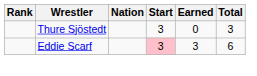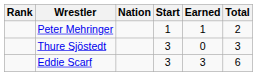+ row: (75, 29)
(161, 46) pink background -> (168, 63) no background
